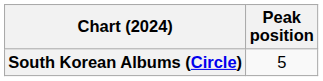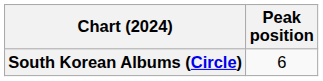(282, 62) 5 -> (282, 62) 6
